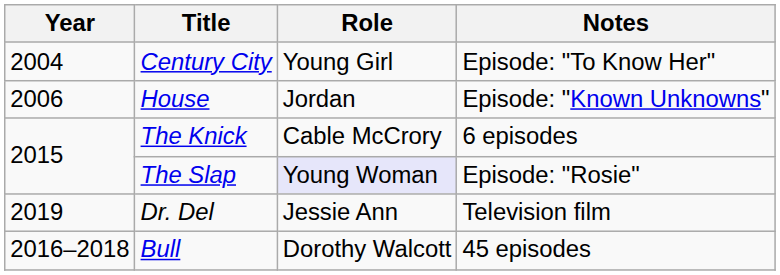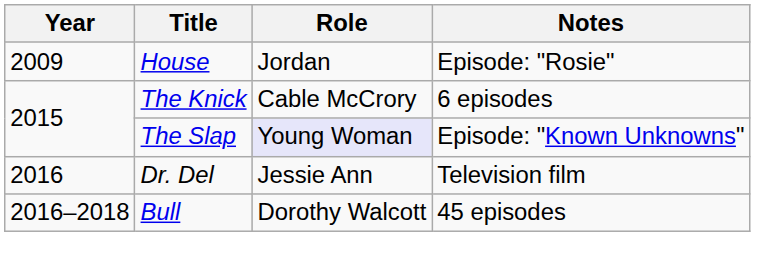- row: (206, 61)
(37, 99) 2006 -> (37, 61) 2009
(616, 99) Episode: "Known Unknowns" -> (526, 61) Episode: "Rosie"
(551, 174) Episode: "Rosie" -> (591, 136) Episode: "Known Unknowns"
(37, 212) 2019 -> (37, 174) 2016
